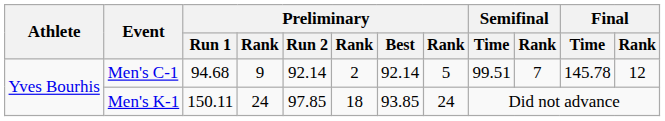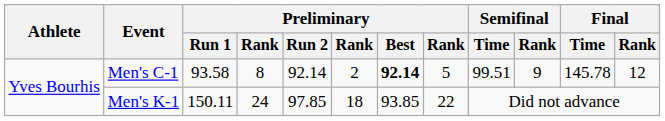(210, 73) 94.68 -> (210, 73) 93.58
(260, 73) 9 -> (260, 73) 8
(400, 73) normal -> (400, 73) bold
(537, 73) 7 -> (537, 73) 9
(446, 101) 24 -> (446, 101) 22
